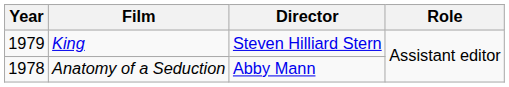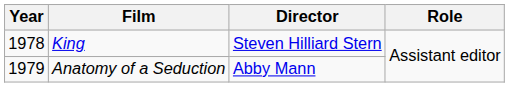(26, 43) 1979 -> (26, 43) 1978
(26, 69) 1978 -> (26, 69) 1979
